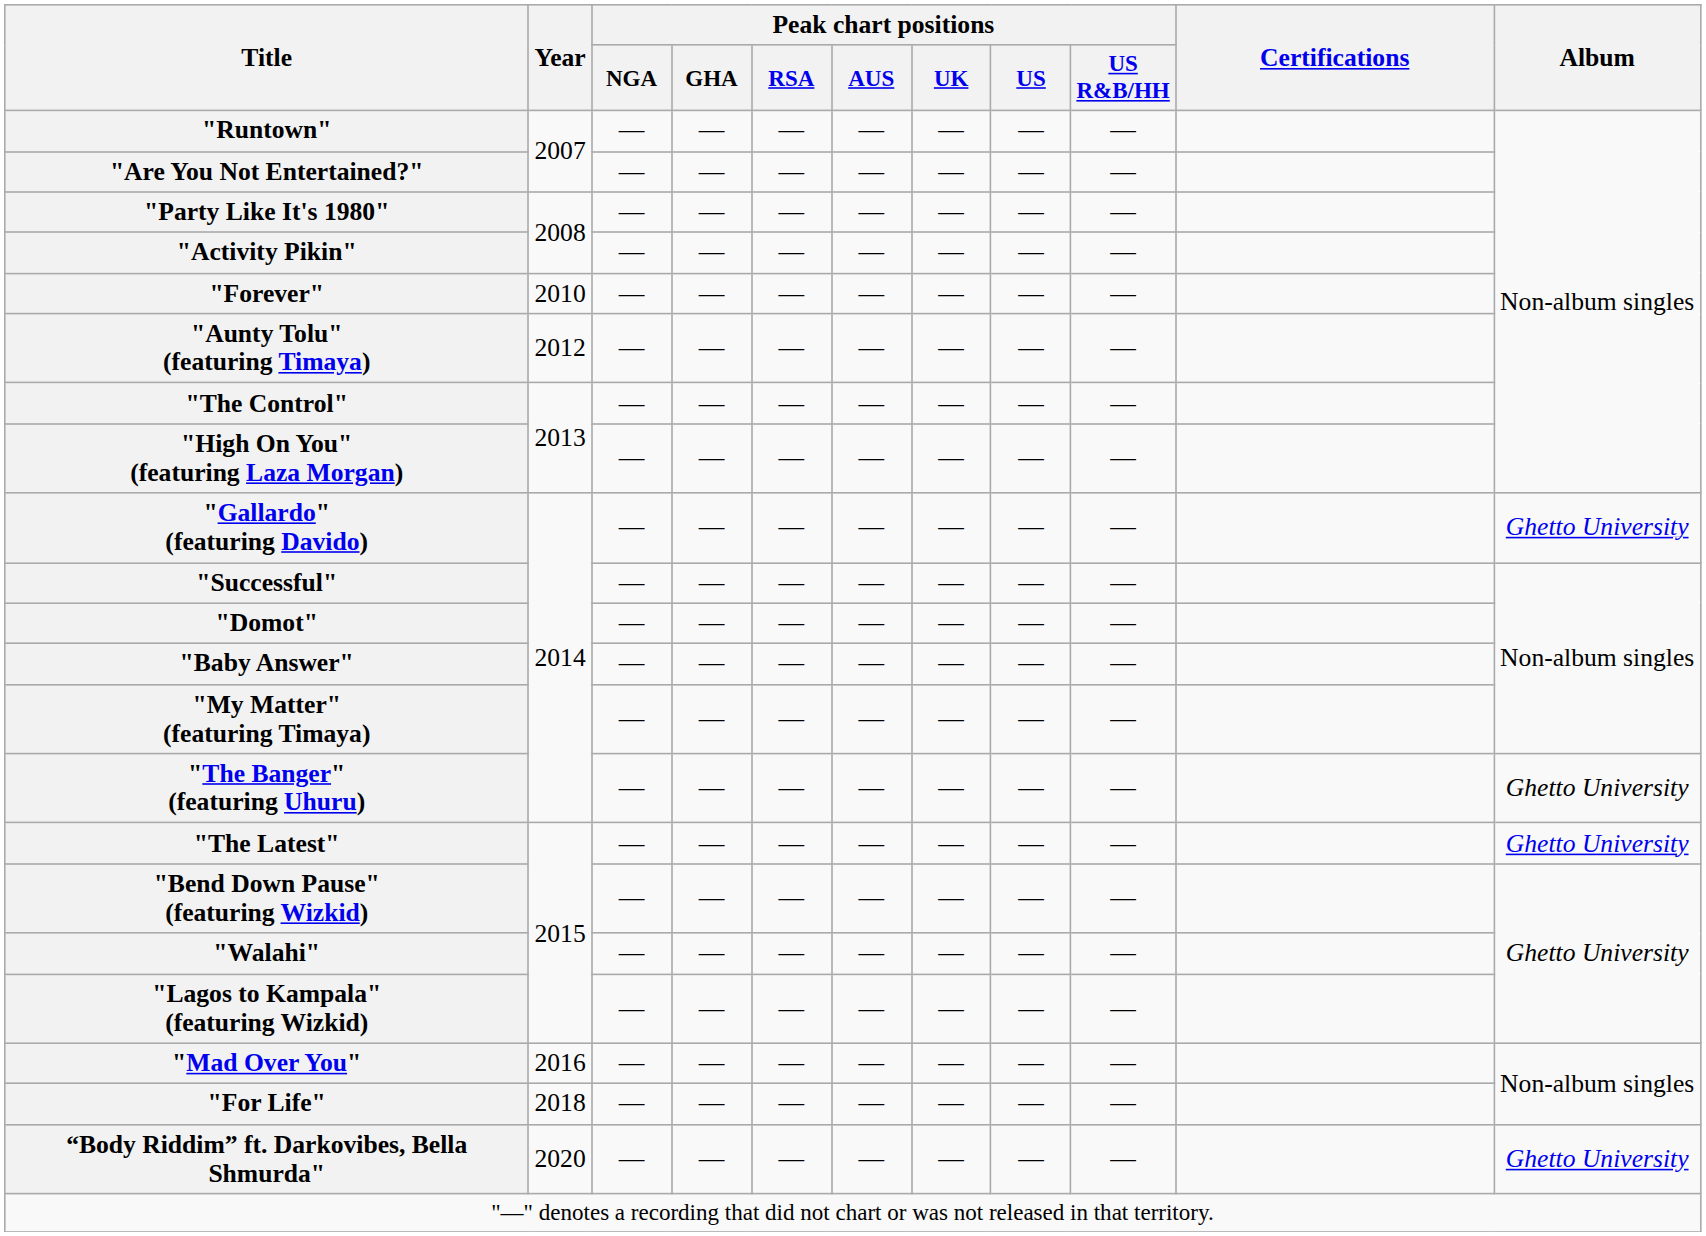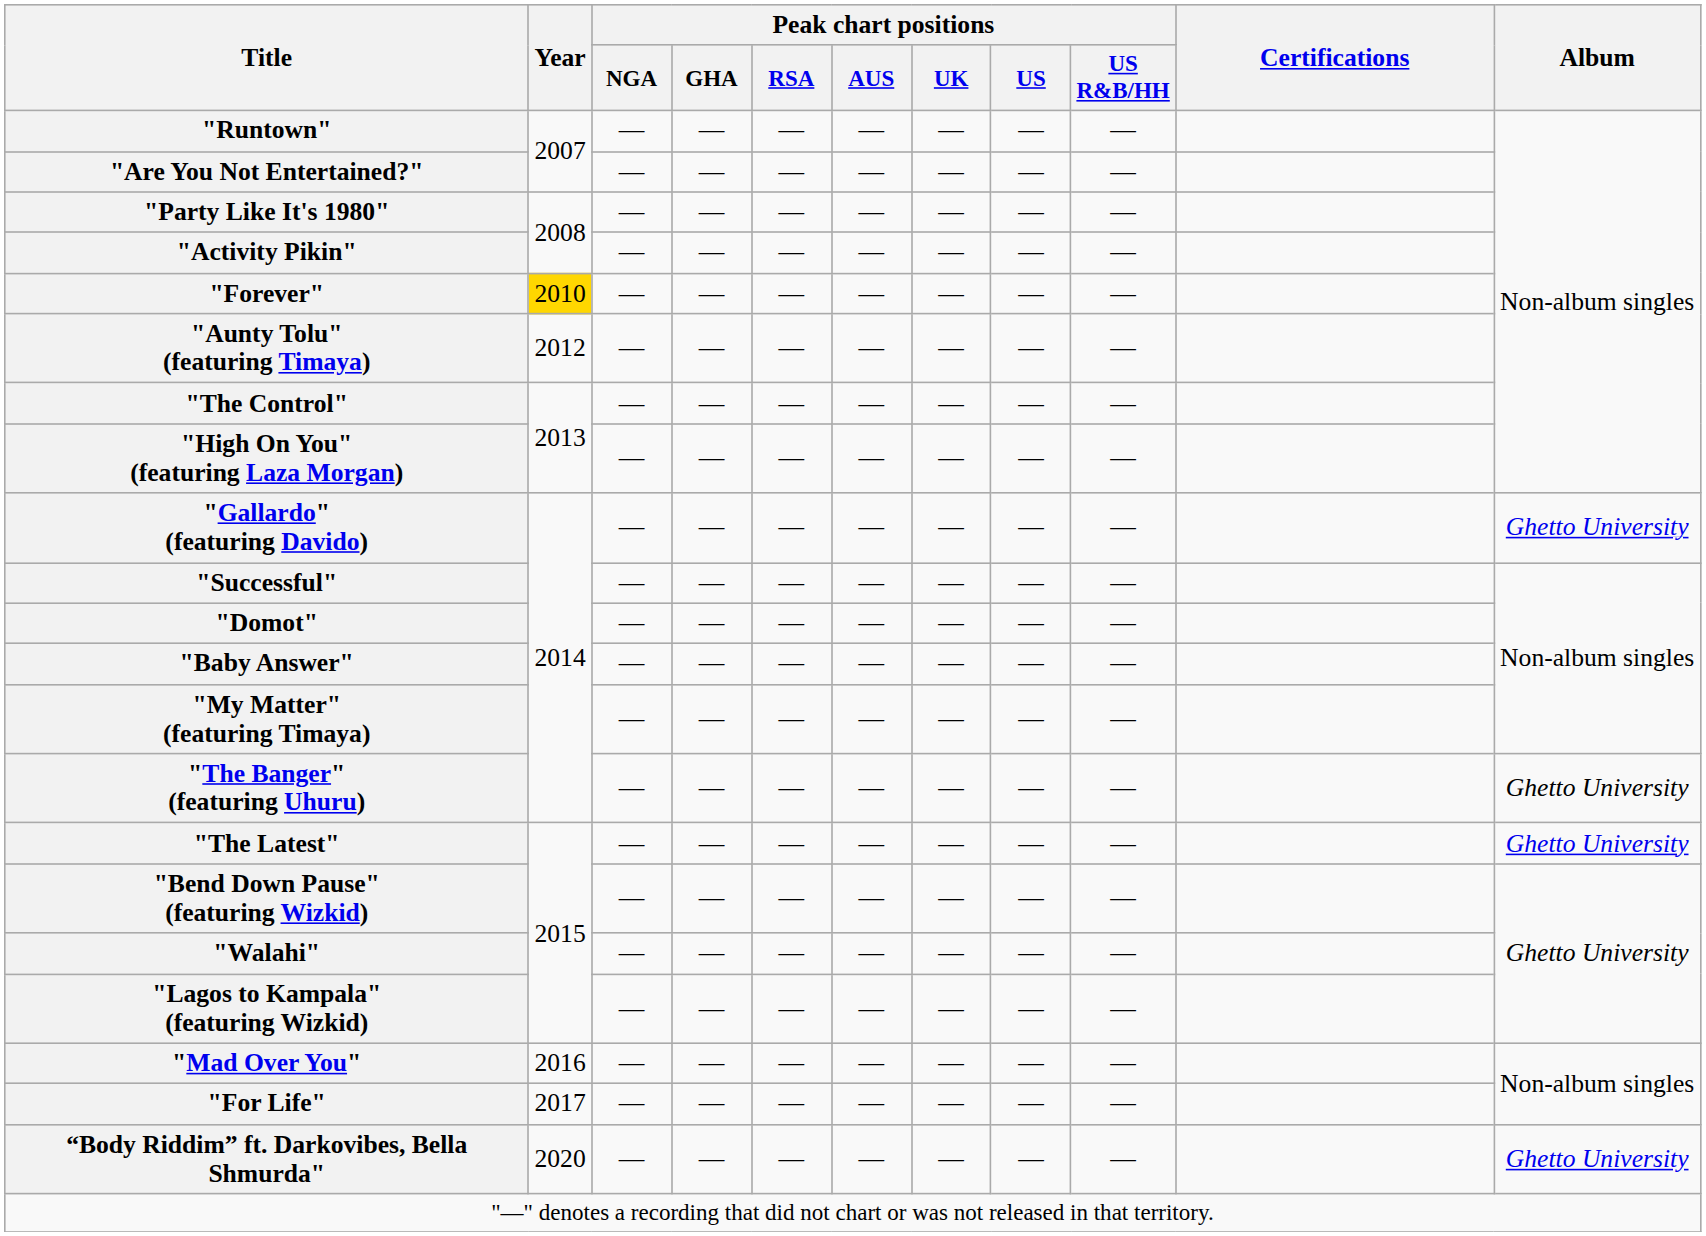(560, 292) no background -> (560, 292) gold background
(560, 1103) 2018 -> (560, 1103) 2017
